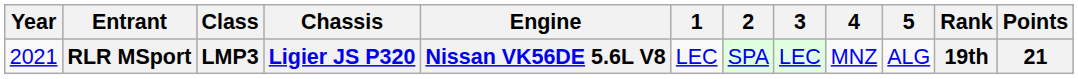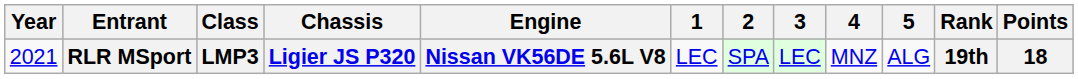(1036, 56) 21 -> (1036, 56) 18
